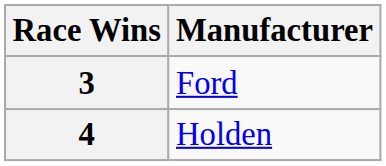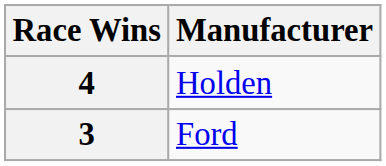rows swapped: (87, 133) <-> (87, 82)
